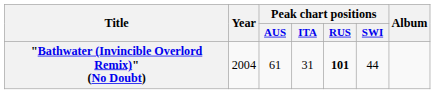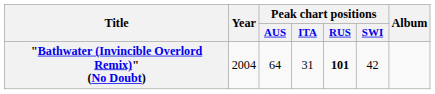(275, 65) 61 -> (275, 65) 64
(373, 65) 44 -> (373, 65) 42
